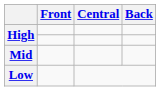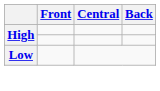- row: (21, 55)
